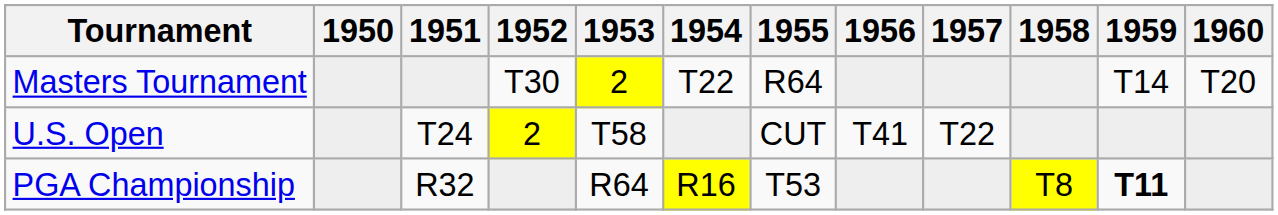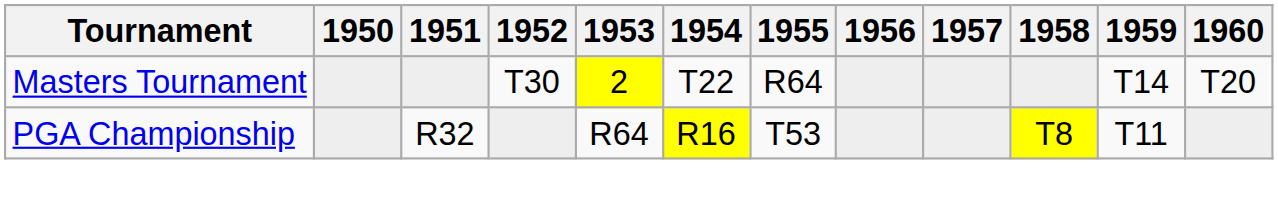- row: (88, 133)
(1141, 185) bold -> (1141, 133) normal
